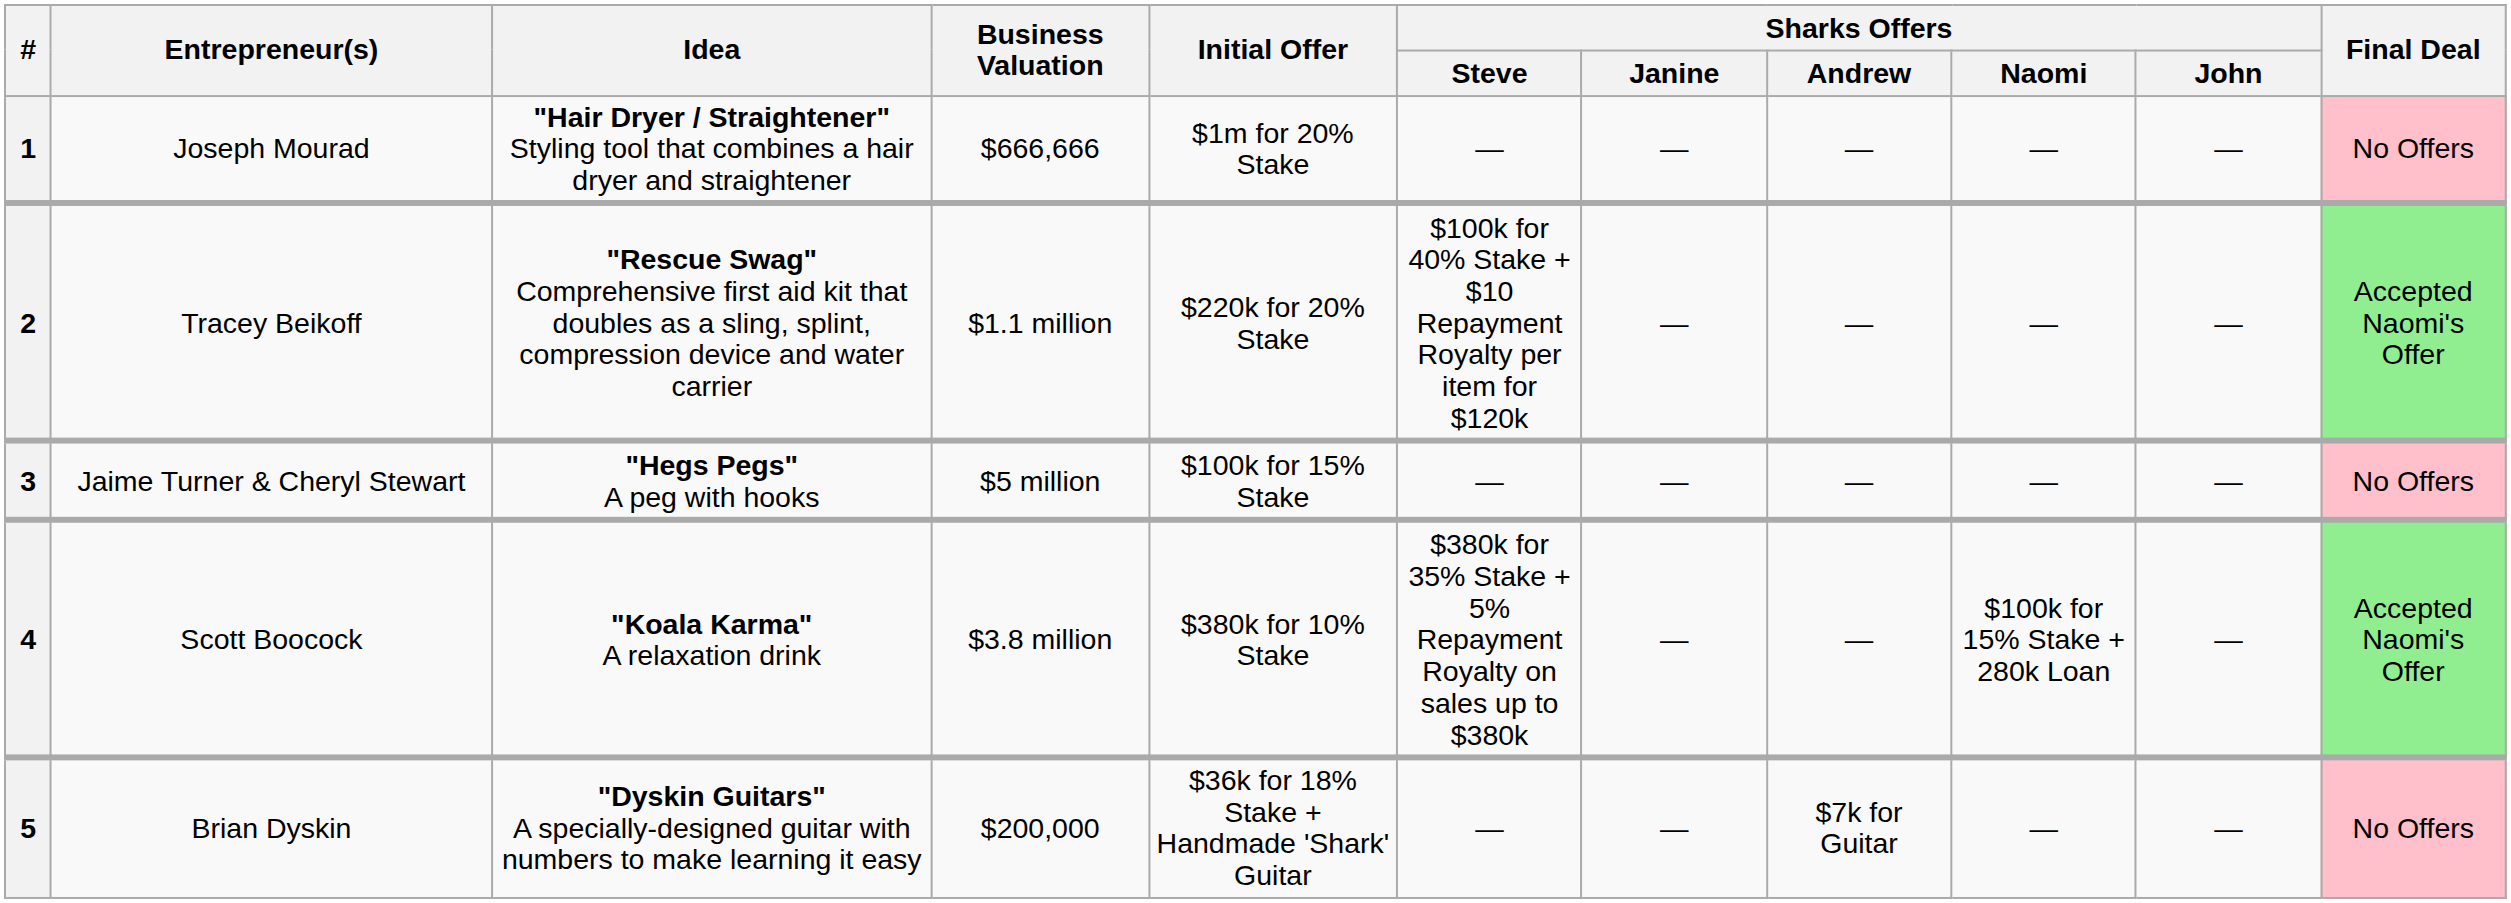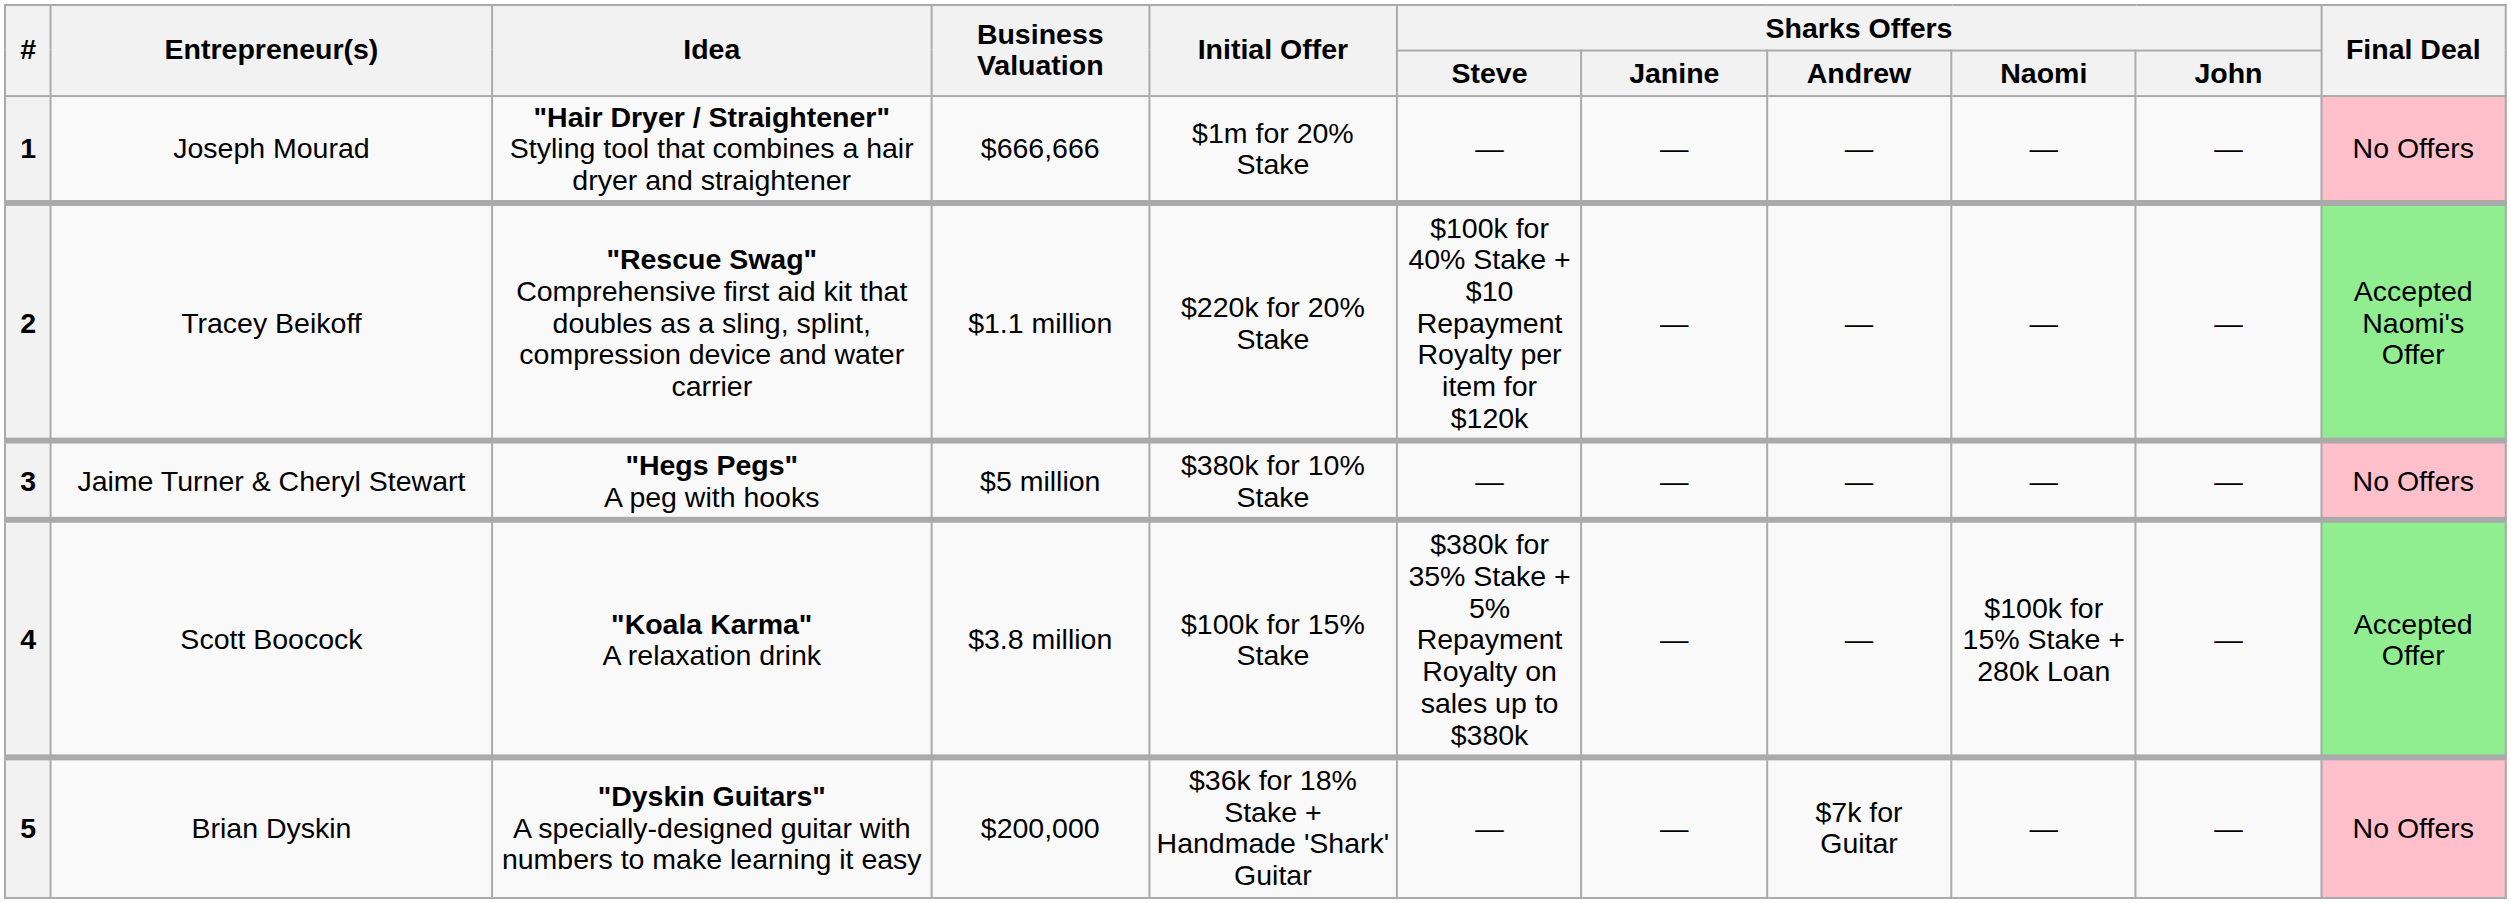(1273, 481) $100k for 15% Stake -> (1273, 481) $380k for 10% Stake
(1273, 639) $380k for 10% Stake -> (1273, 639) $100k for 15% Stake
(2413, 639) Accepted Naomi's Offer -> (2413, 639) Accepted Offer
